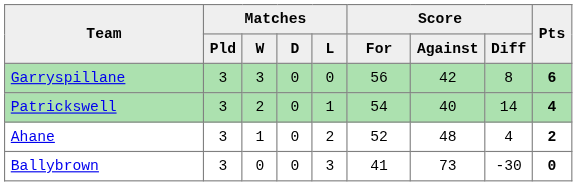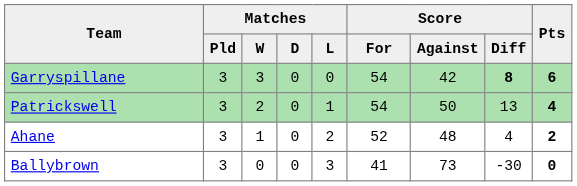(379, 78) 56 -> (379, 78) 54
(509, 78) normal -> (509, 78) bold
(448, 107) 40 -> (448, 107) 50
(509, 107) 14 -> (509, 107) 13
